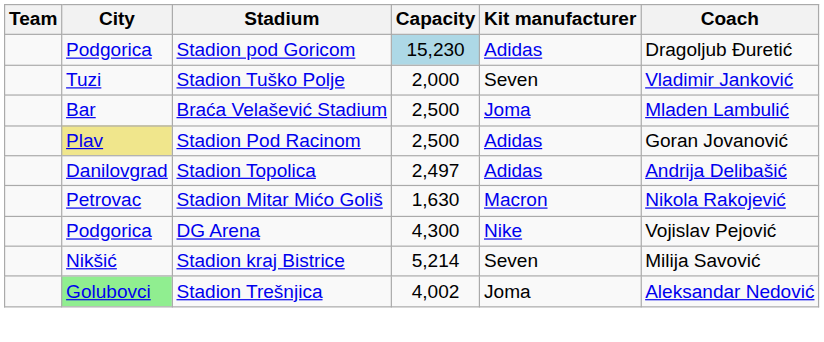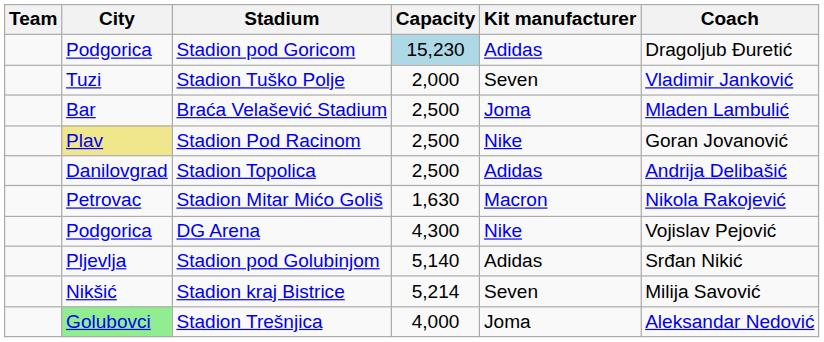(513, 140) Adidas -> (503, 140) Nike
(436, 170) 2,497 -> (436, 170) 2,500
+ row: (278, 261)
(436, 291) 4,002 -> (436, 321) 4,000
